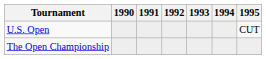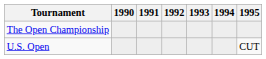rows swapped: (28, 29) <-> (58, 46)
